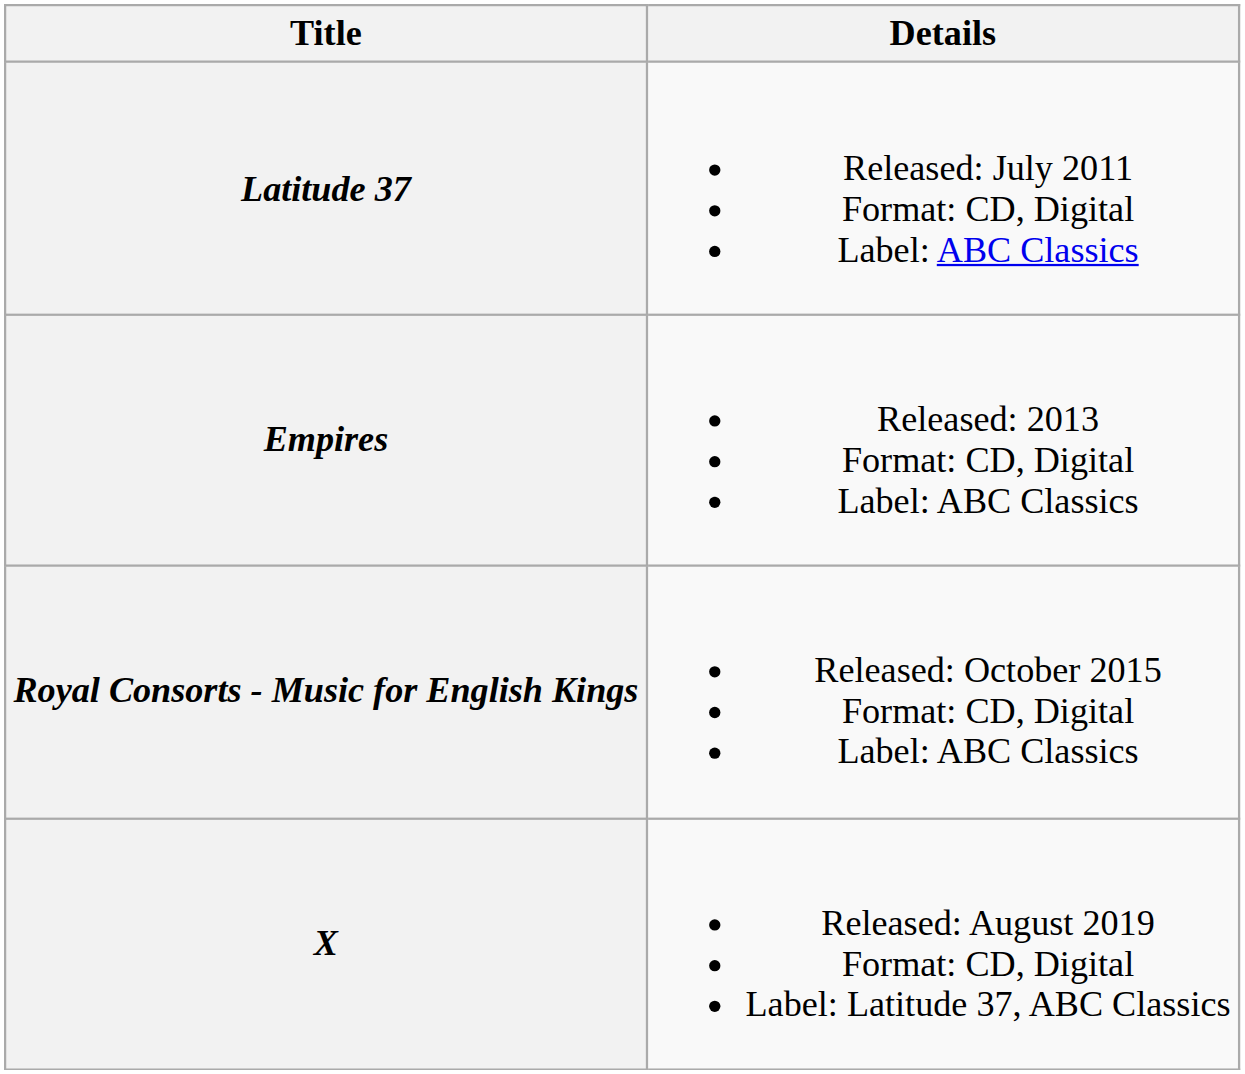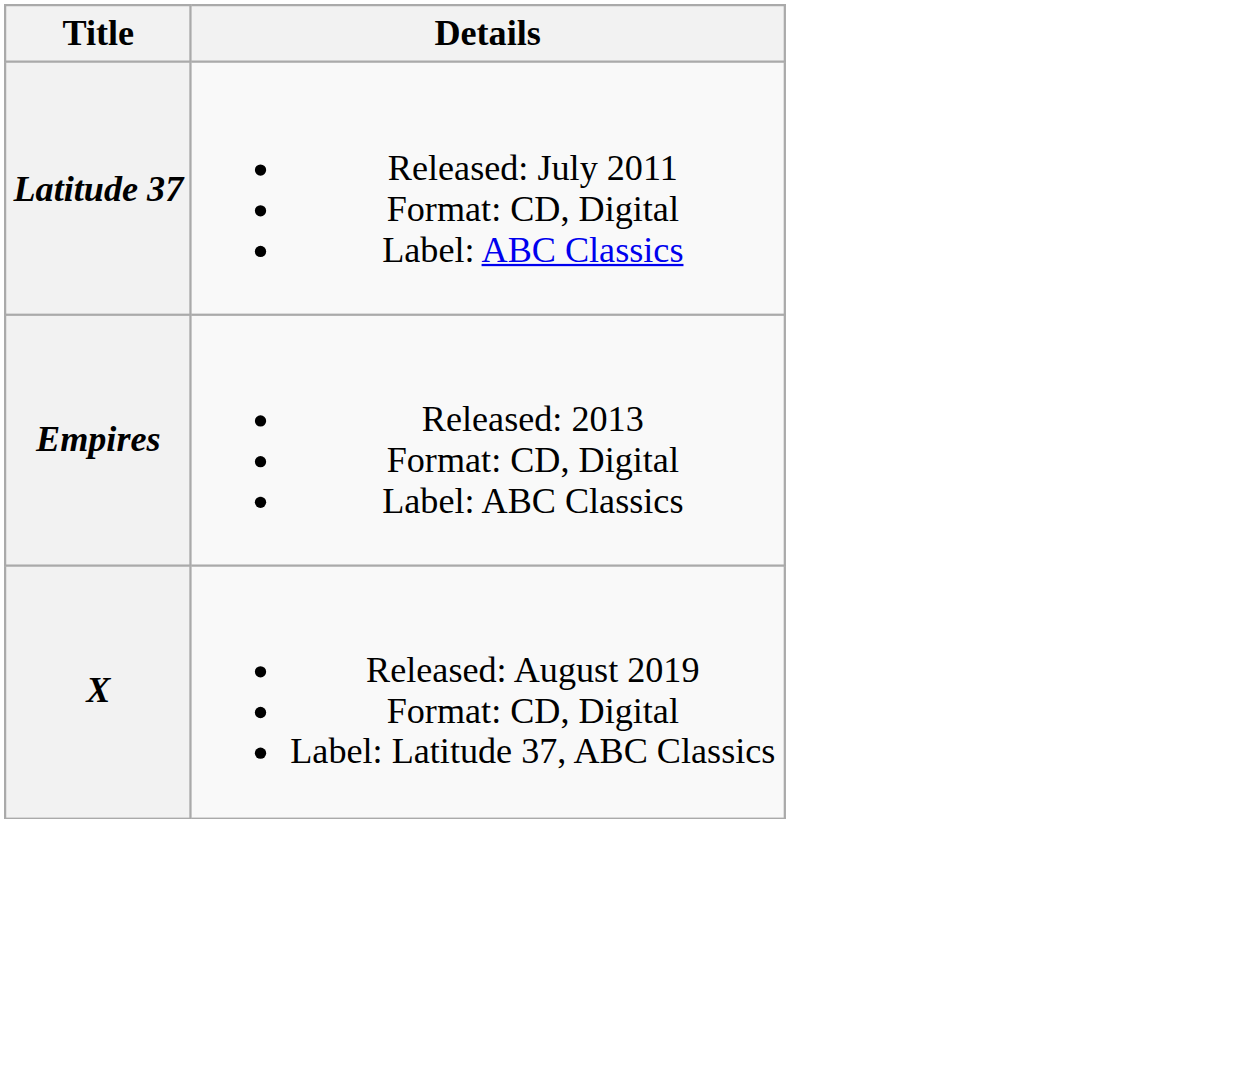- row: (326, 691)
